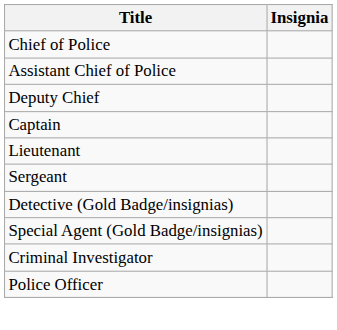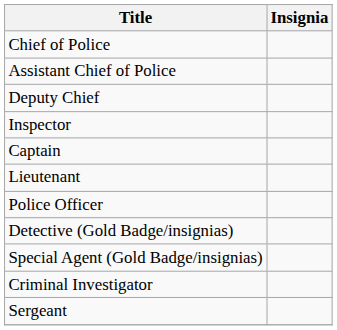+ row: (40, 124)
rows swapped: (38, 177) <-> (56, 284)
